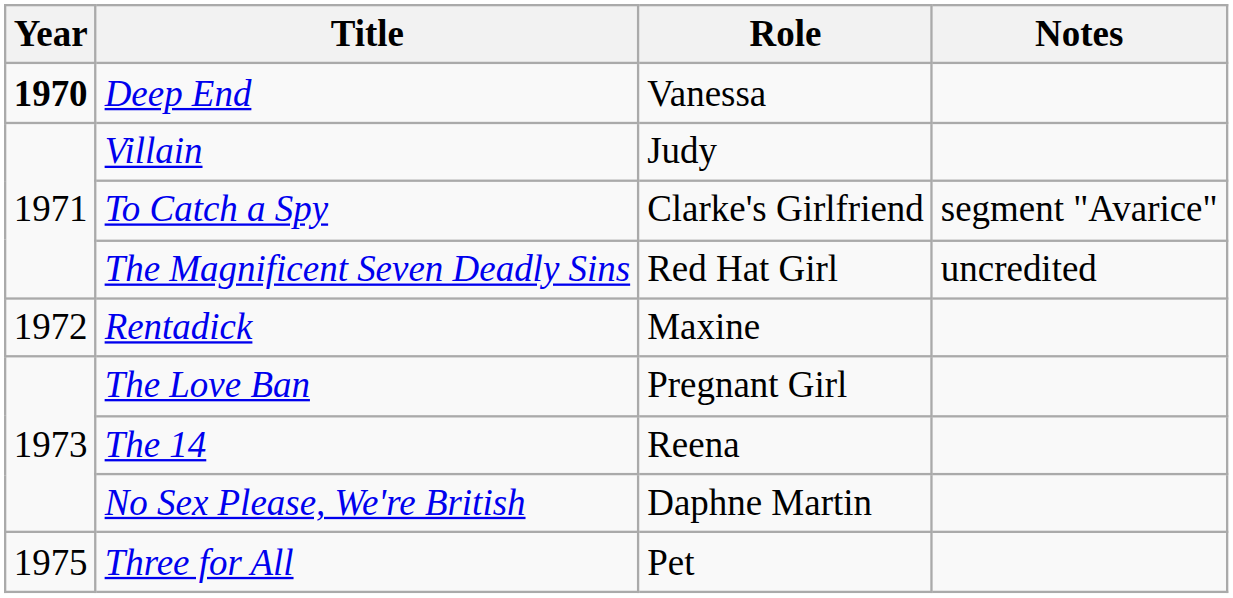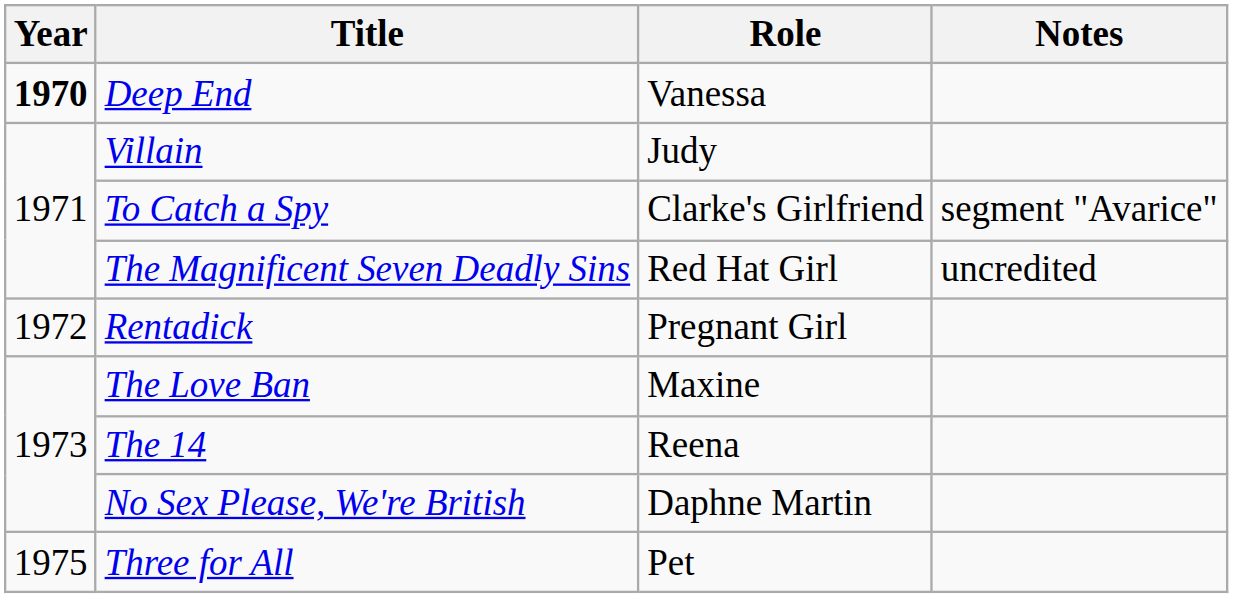(704, 326) Maxine -> (747, 326) Pregnant Girl
(747, 385) Pregnant Girl -> (704, 385) Maxine
